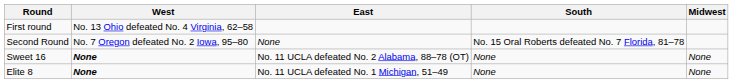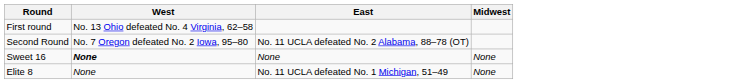- column: (579, 12)
(269, 42) None -> (363, 42) No. 11 UCLA defeated No. 2 Alabama, 88–78 (OT)
(363, 57) No. 11 UCLA defeated No. 2 Alabama, 88–78 (OT) -> (269, 57) None
(85, 72) bold -> (84, 72) normal
